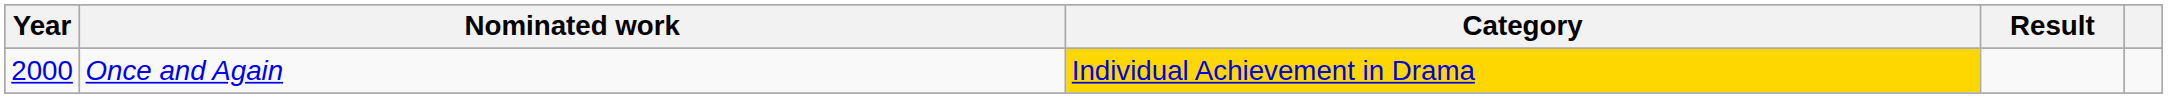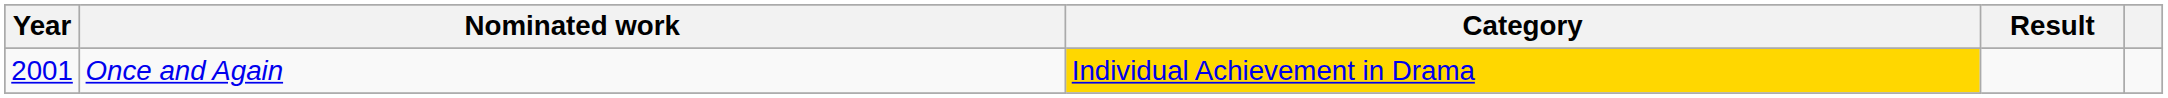(42, 70) 2000 -> (42, 70) 2001
